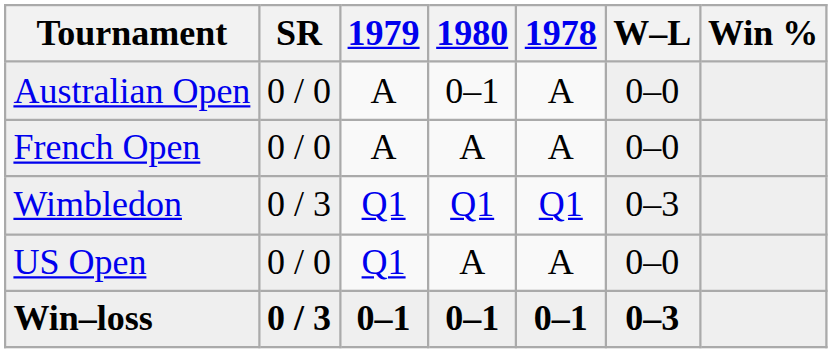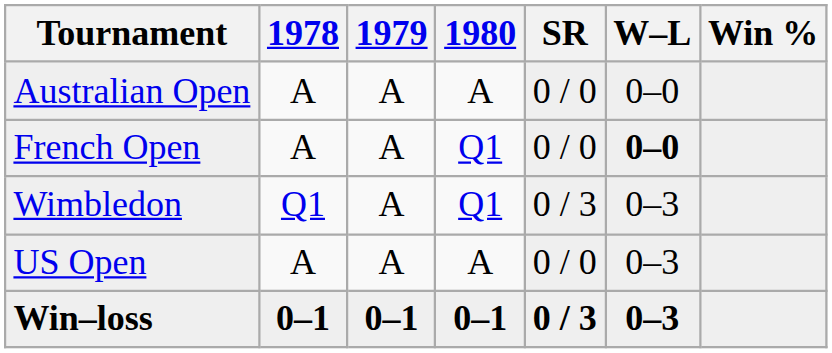columns swapped: (561, 33) <-> (299, 33)
(472, 90) 0–1 -> (480, 90) A
(472, 147) A -> (480, 147) Q1
(652, 147) normal -> (652, 147) bold
(384, 204) Q1 -> (392, 204) A
(384, 261) Q1 -> (392, 261) A
(652, 261) 0–0 -> (652, 261) 0–3
